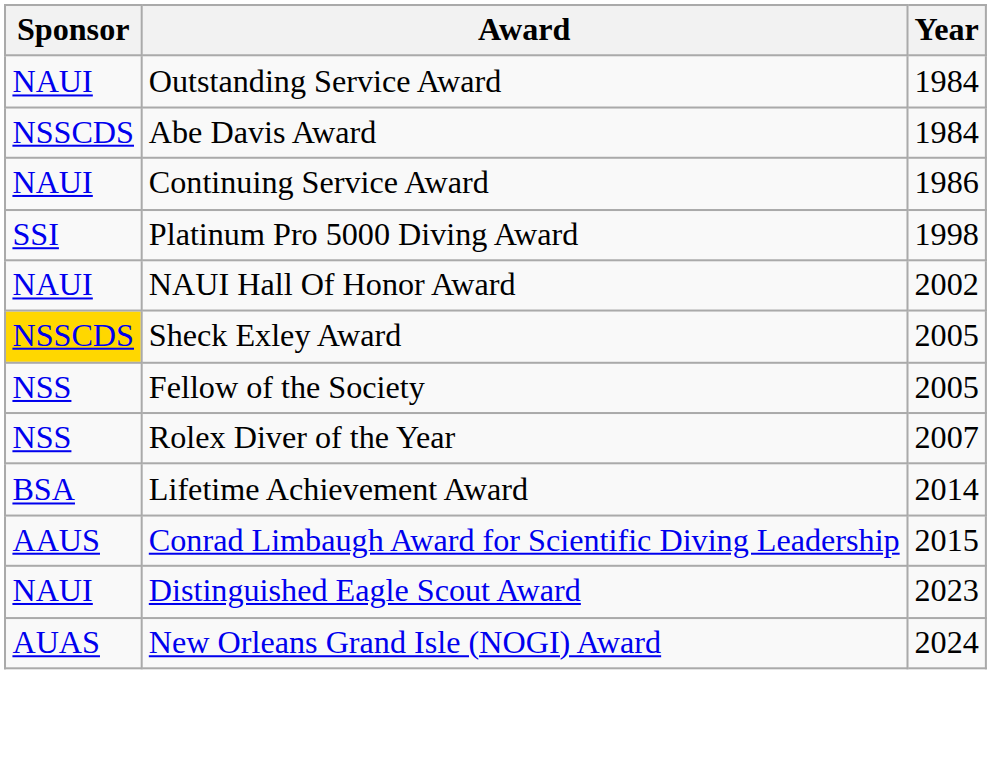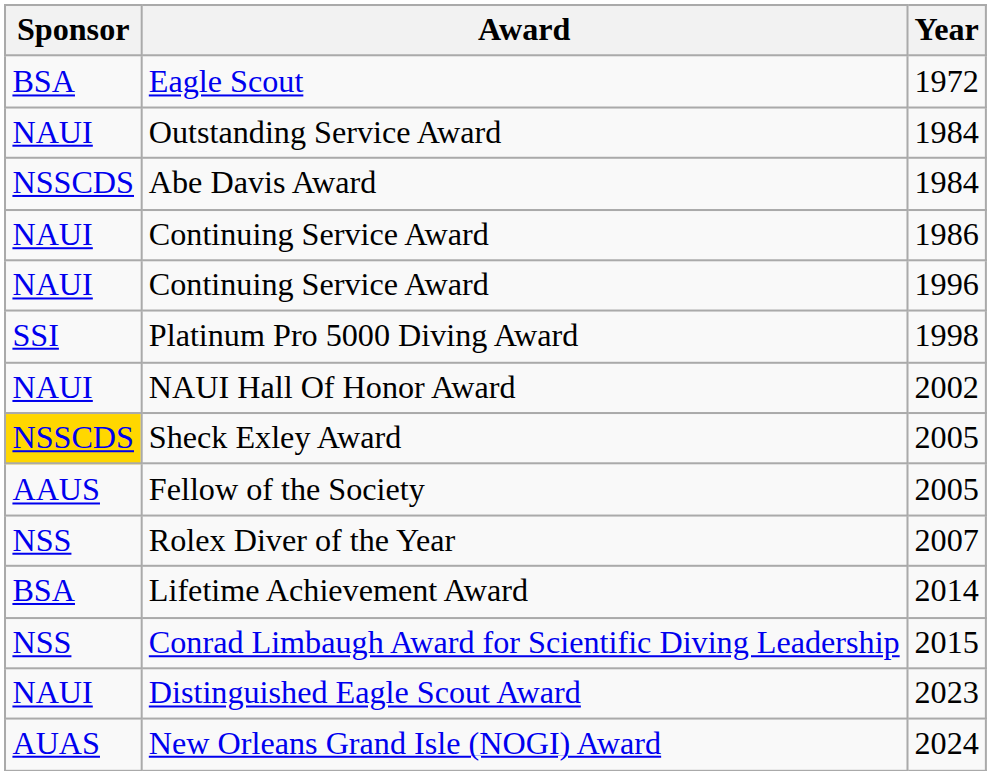+ row: (226, 81)
+ row: (319, 285)
(42, 387) NSS -> (56, 489) AAUS
(56, 540) AAUS -> (42, 642) NSS
